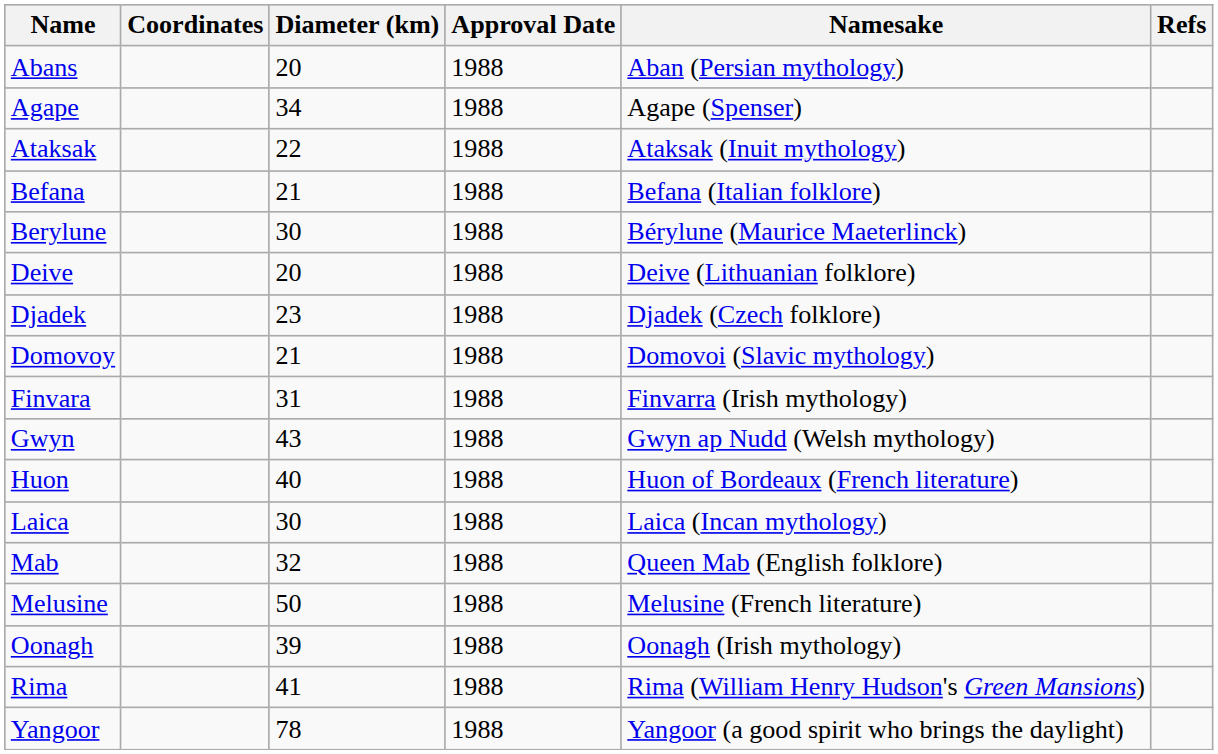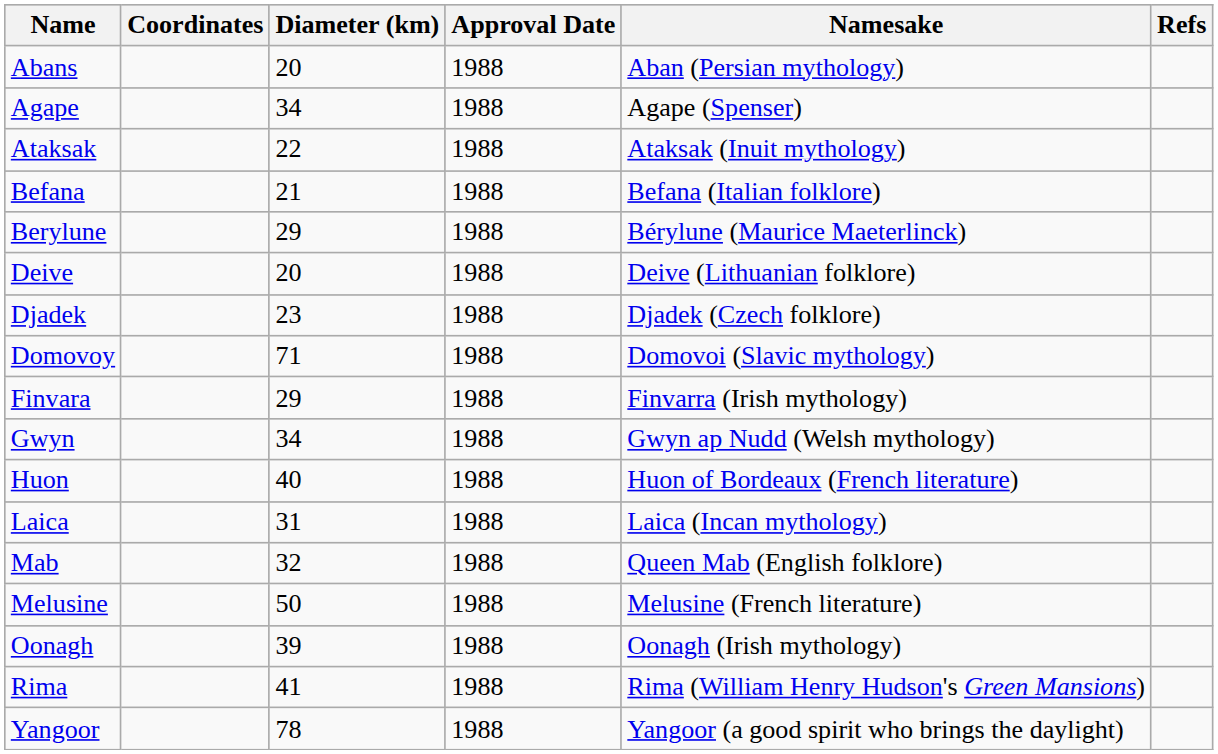(288, 231) 30 -> (288, 231) 29
(288, 356) 21 -> (288, 356) 71
(288, 397) 31 -> (288, 397) 29
(288, 438) 43 -> (288, 438) 34
(288, 521) 30 -> (288, 521) 31
